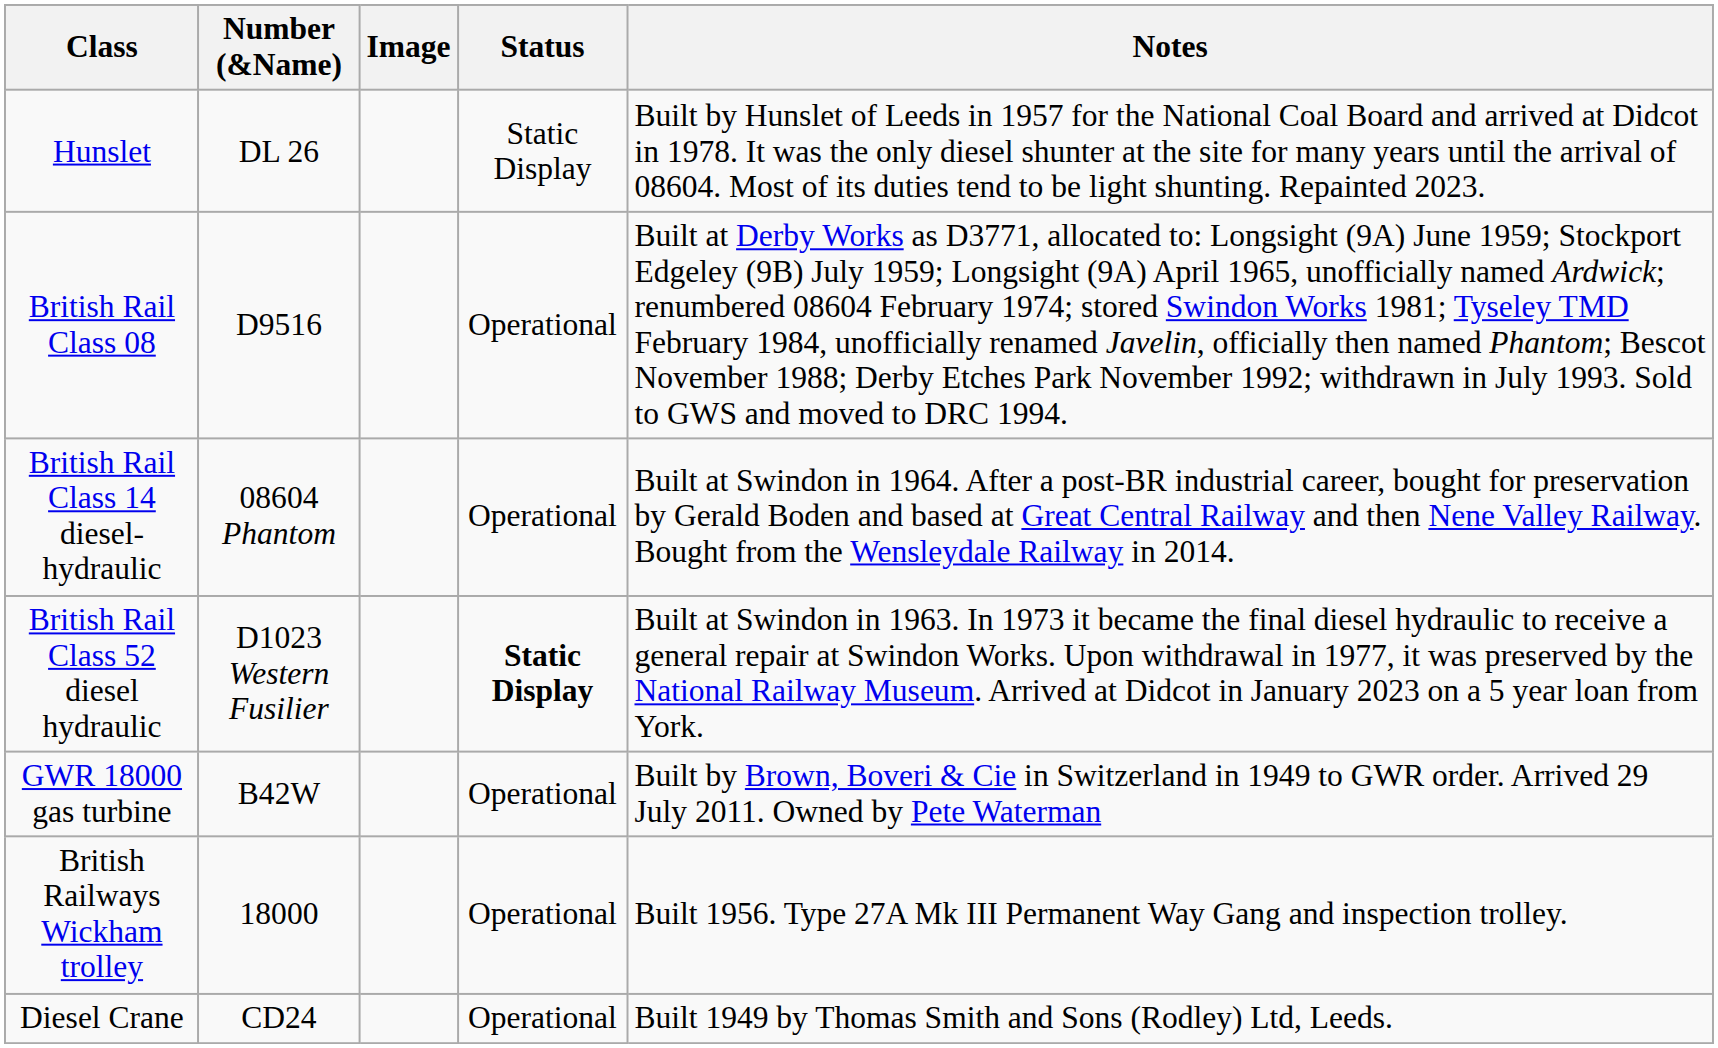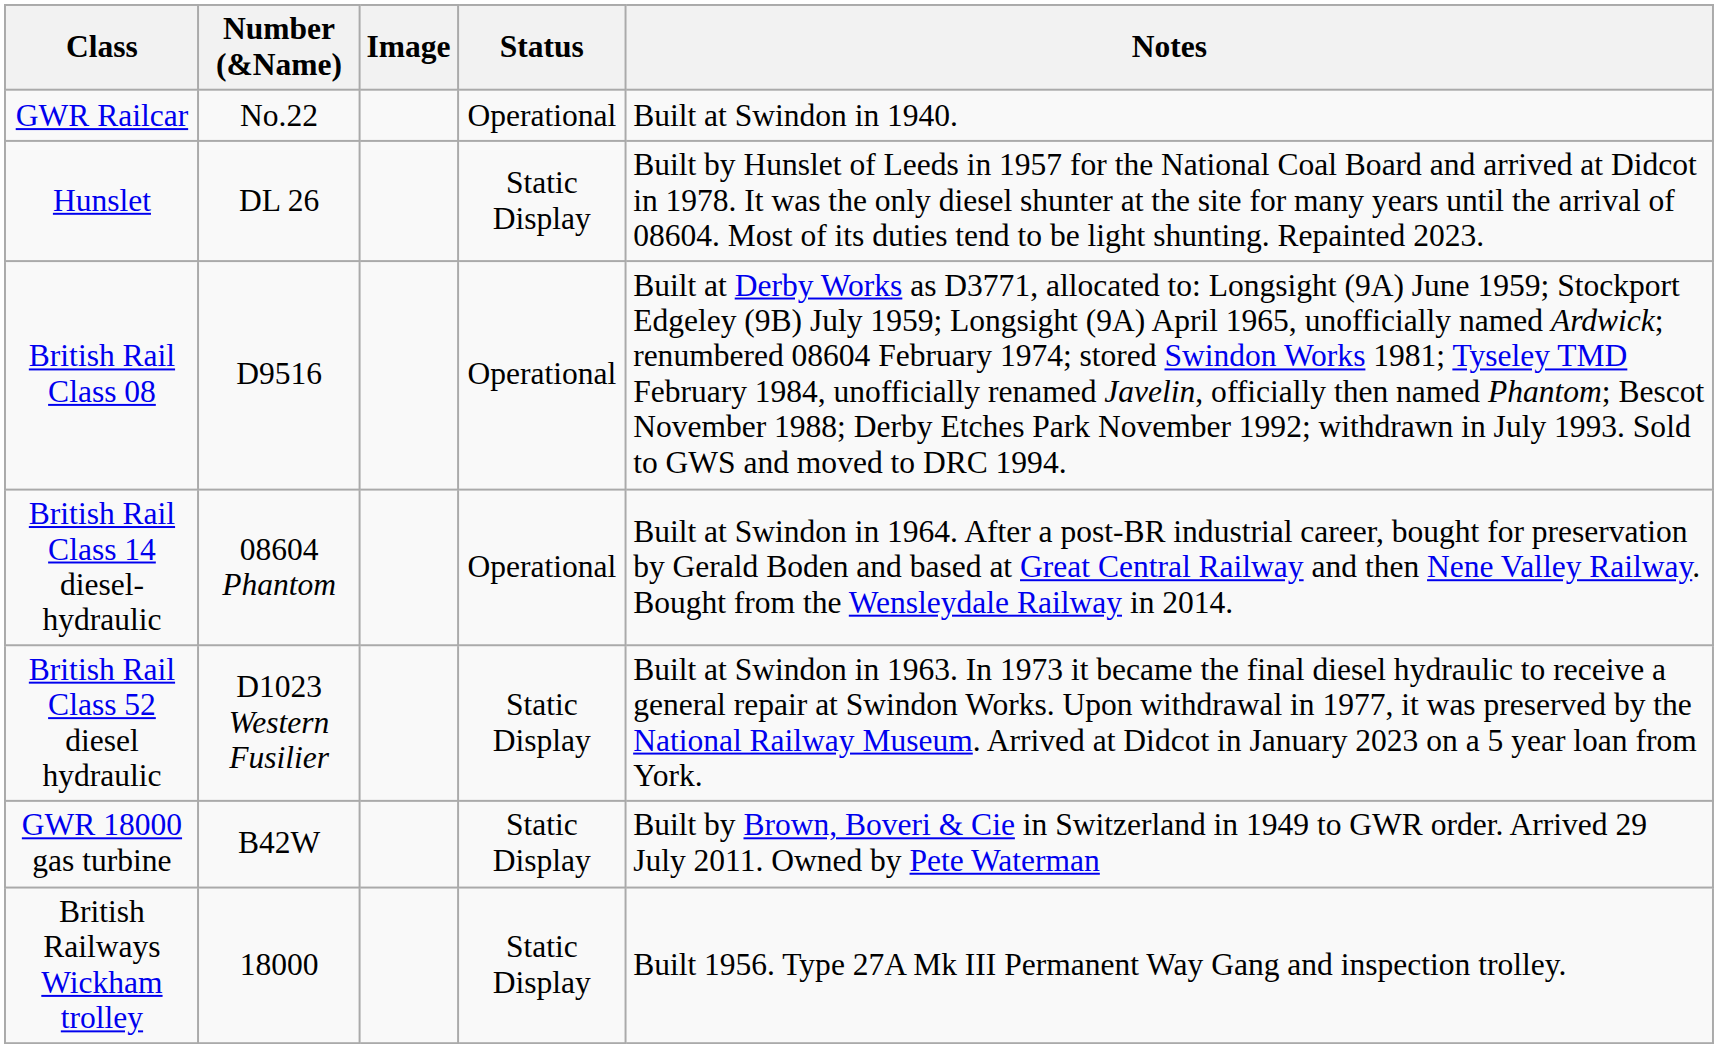+ row: (102, 114)
(542, 672) bold -> (542, 722) normal
(542, 793) Operational -> (542, 843) Static Display
(542, 914) Operational -> (542, 964) Static Display
- row: (102, 1017)
